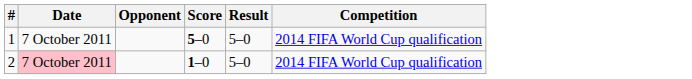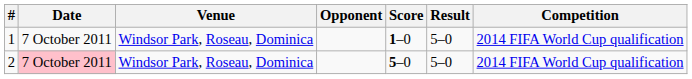+ column: (216, 16)
(198, 39) 5–0 -> (400, 39) 1–0
(198, 62) 1–0 -> (400, 62) 5–0
